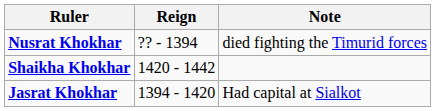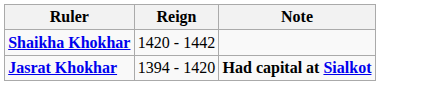- row: (65, 42)
(292, 93) normal -> (297, 67) bold
